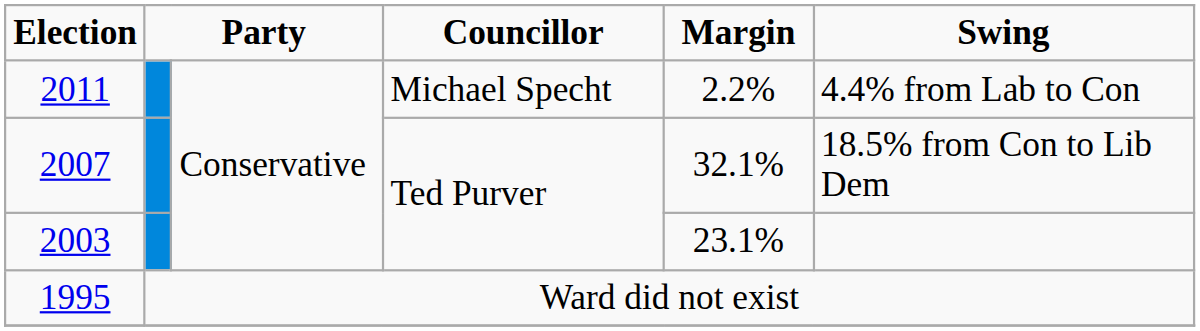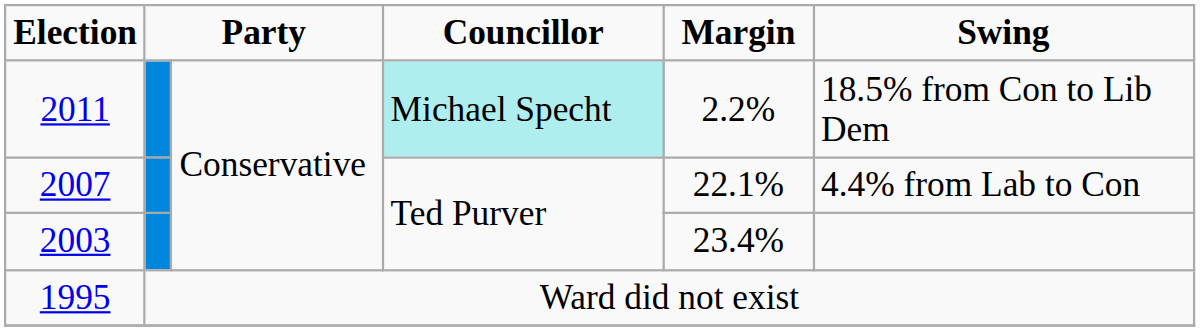(501, 88) no background -> (501, 108) paleturquoise background
(981, 88) 4.4% from Lab to Con -> (987, 108) 18.5% from Con to Lib Dem
(738, 164) 32.1% -> (738, 184) 22.1%
(987, 164) 18.5% from Con to Lib Dem -> (981, 184) 4.4% from Lab to Con
(738, 240) 23.1% -> (738, 240) 23.4%
